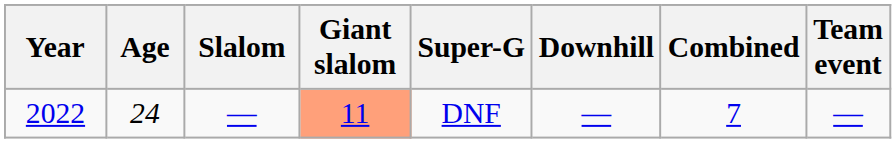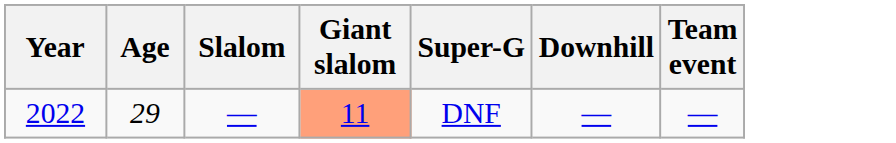- column: (734, 46)
(145, 113) 24 -> (145, 113) 29
